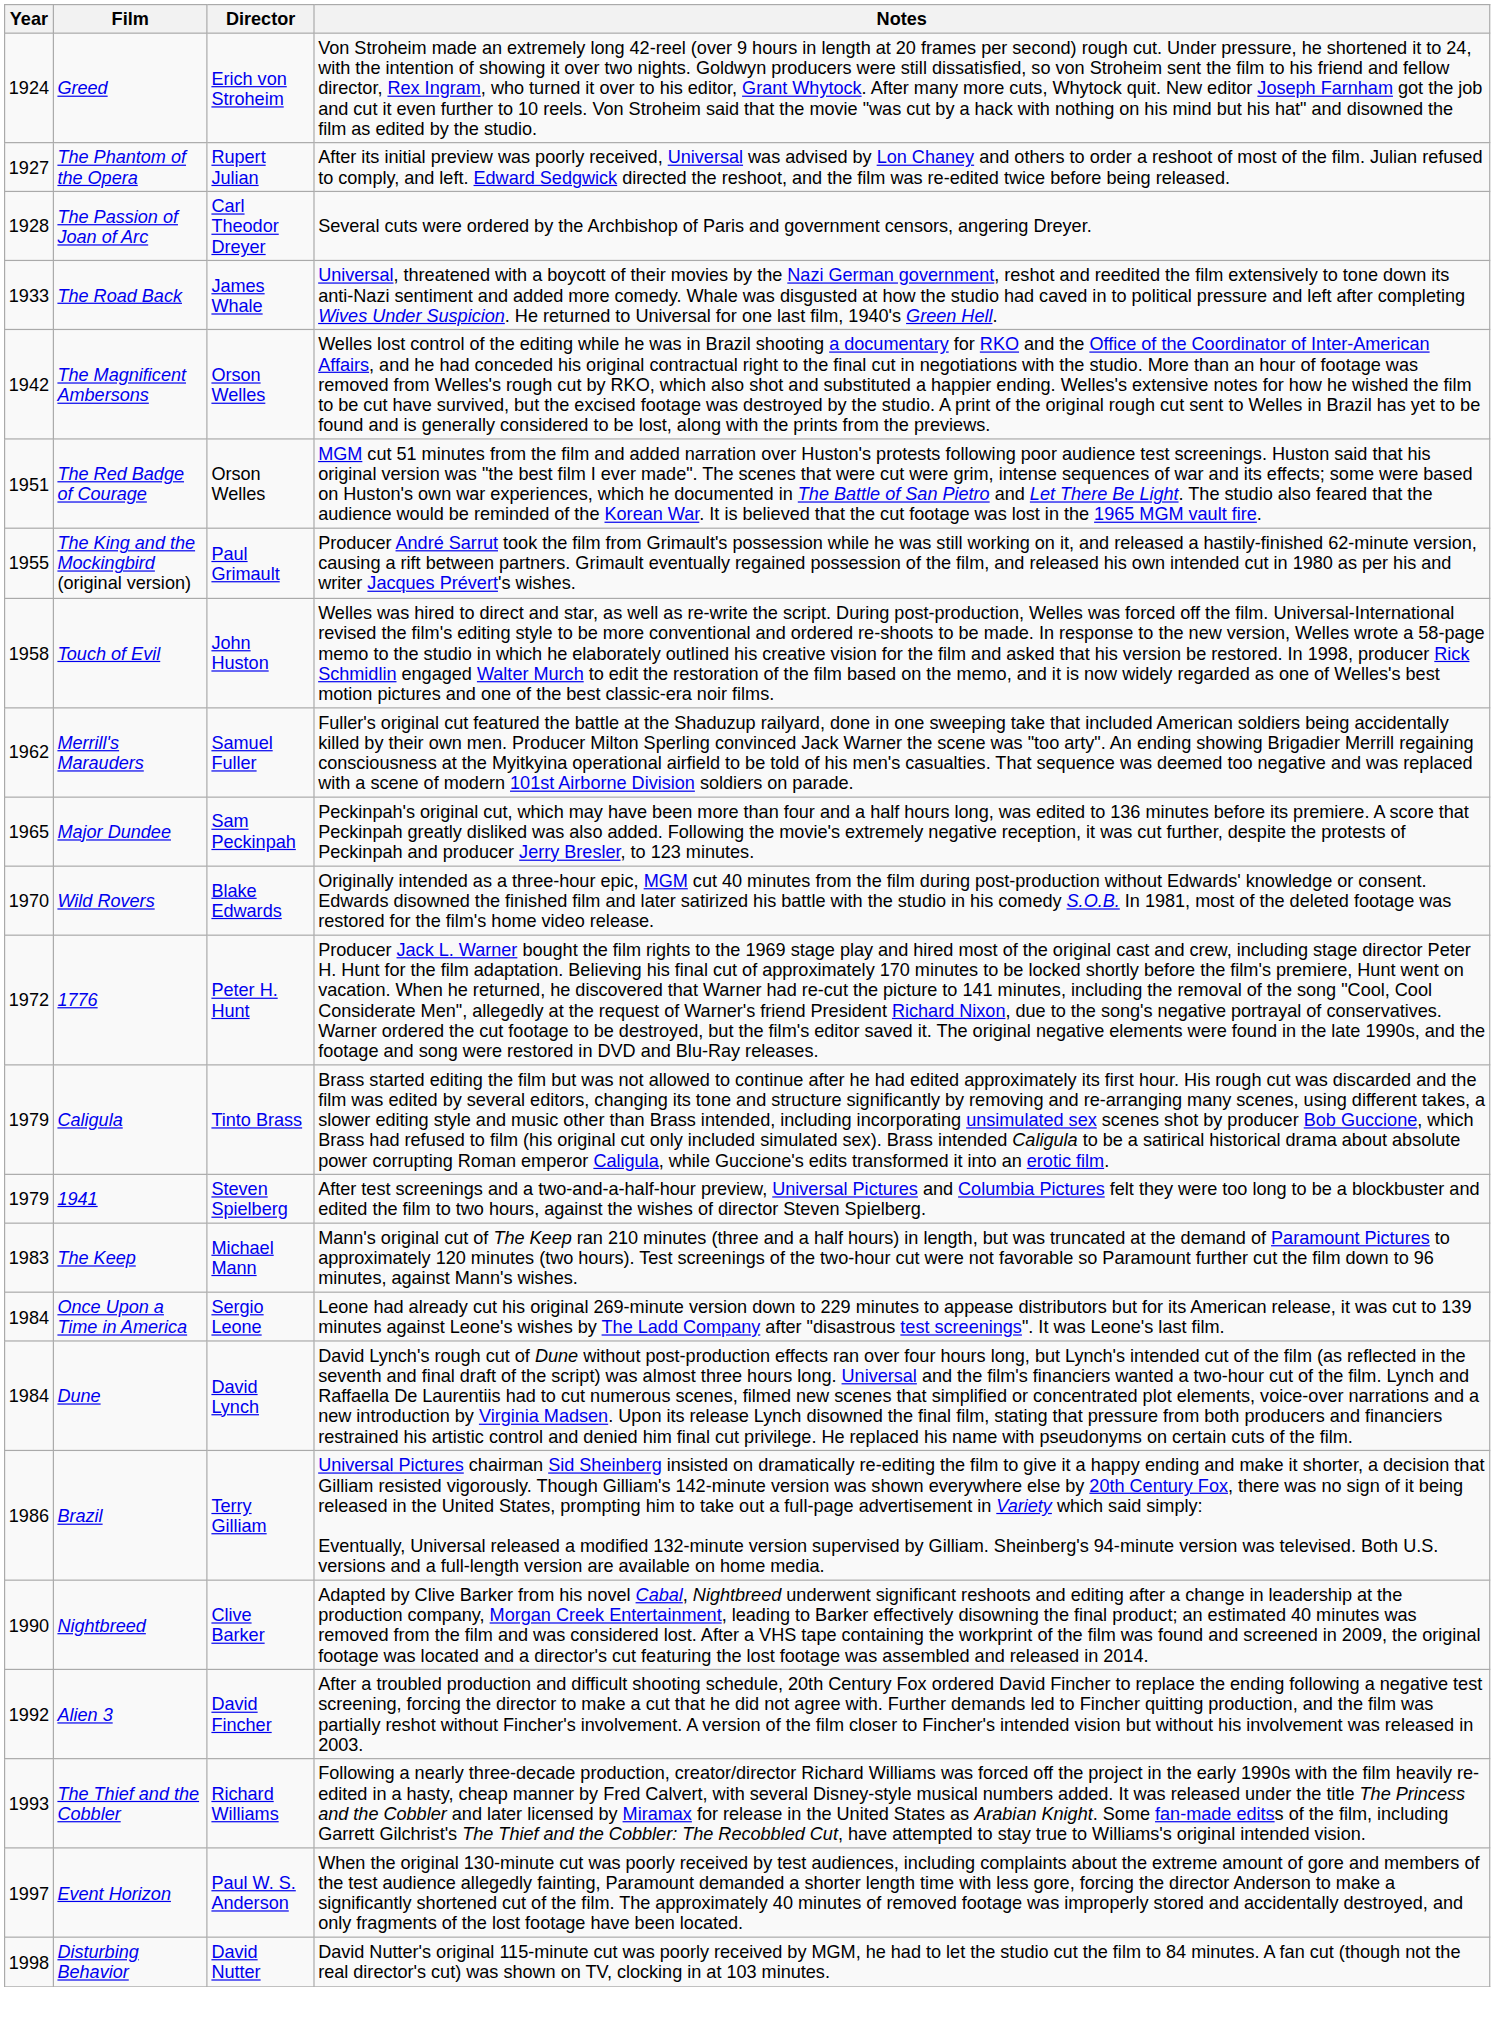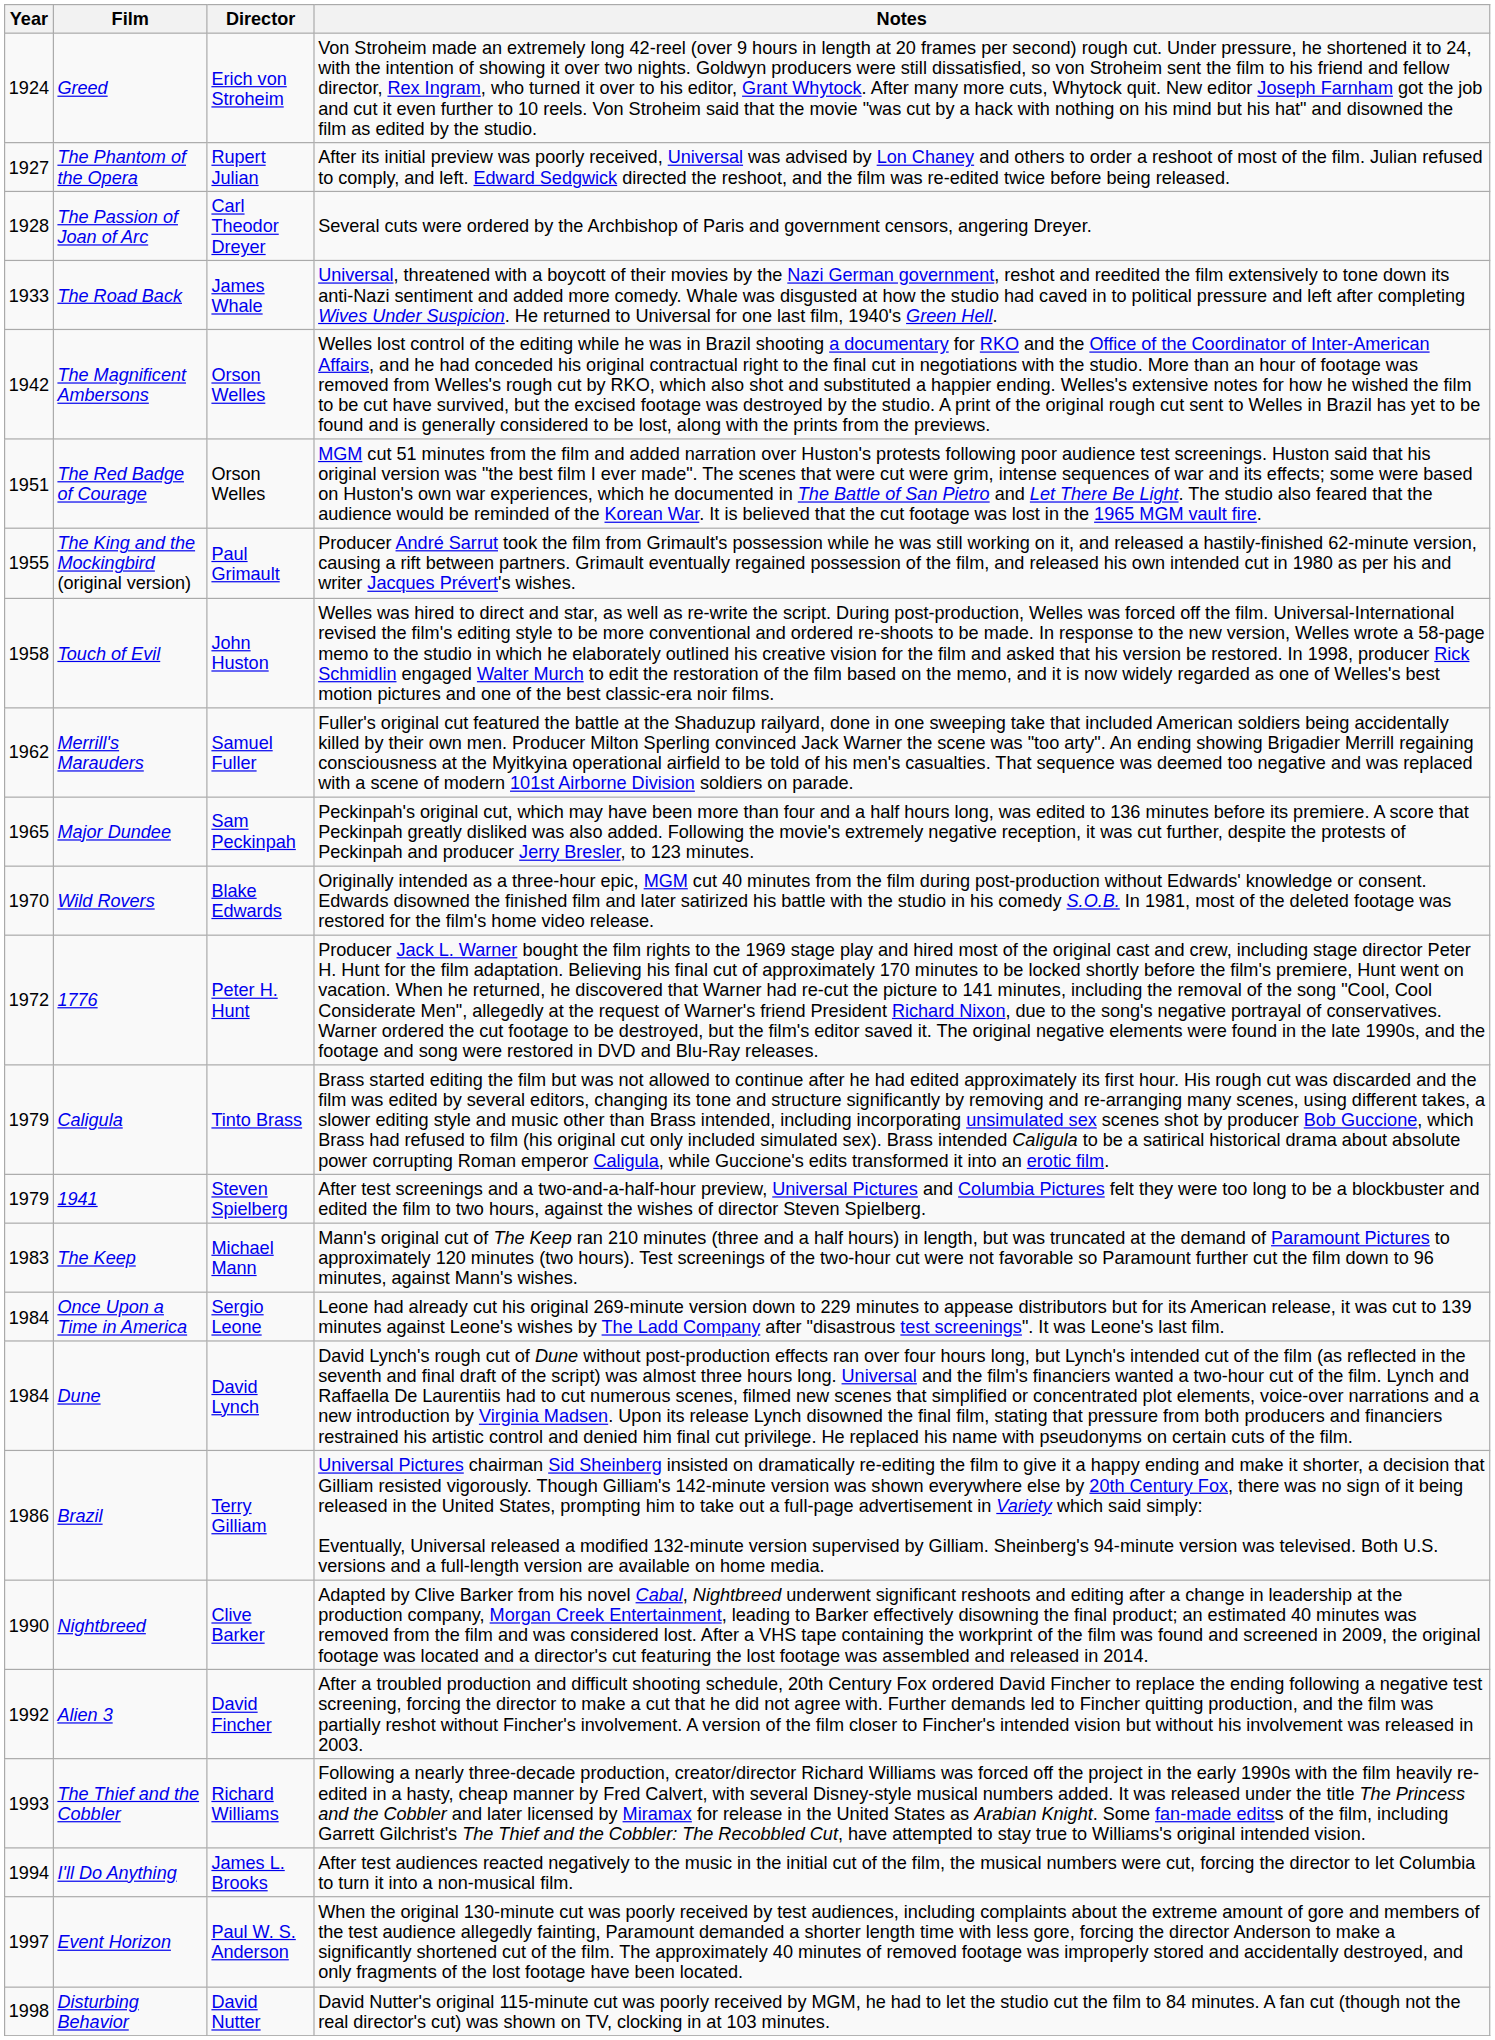+ row: (117, 1873)
